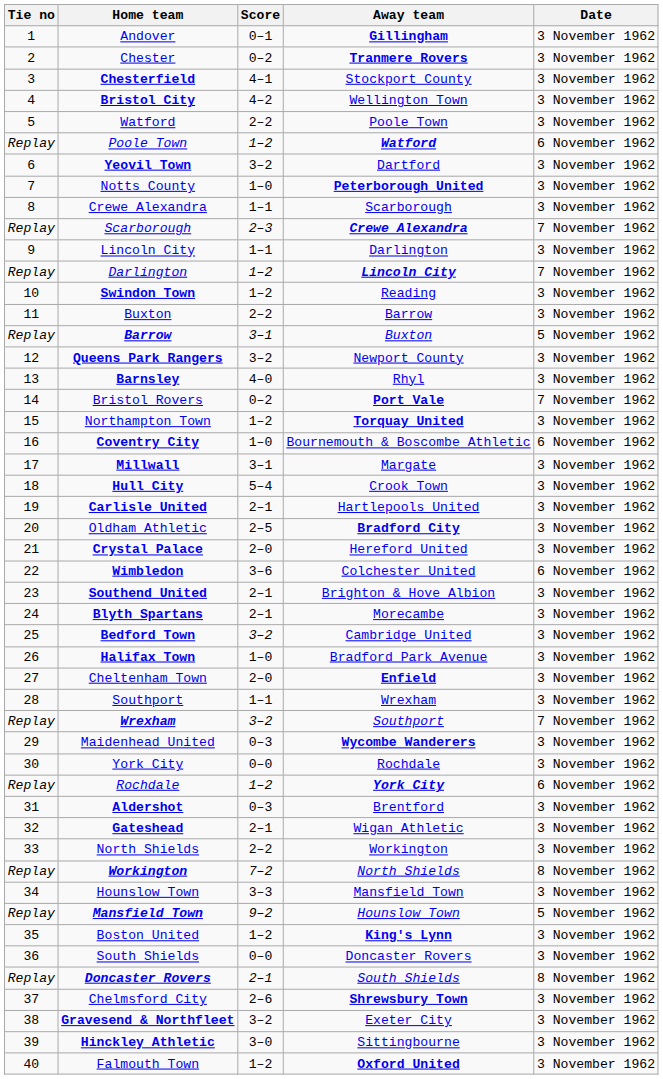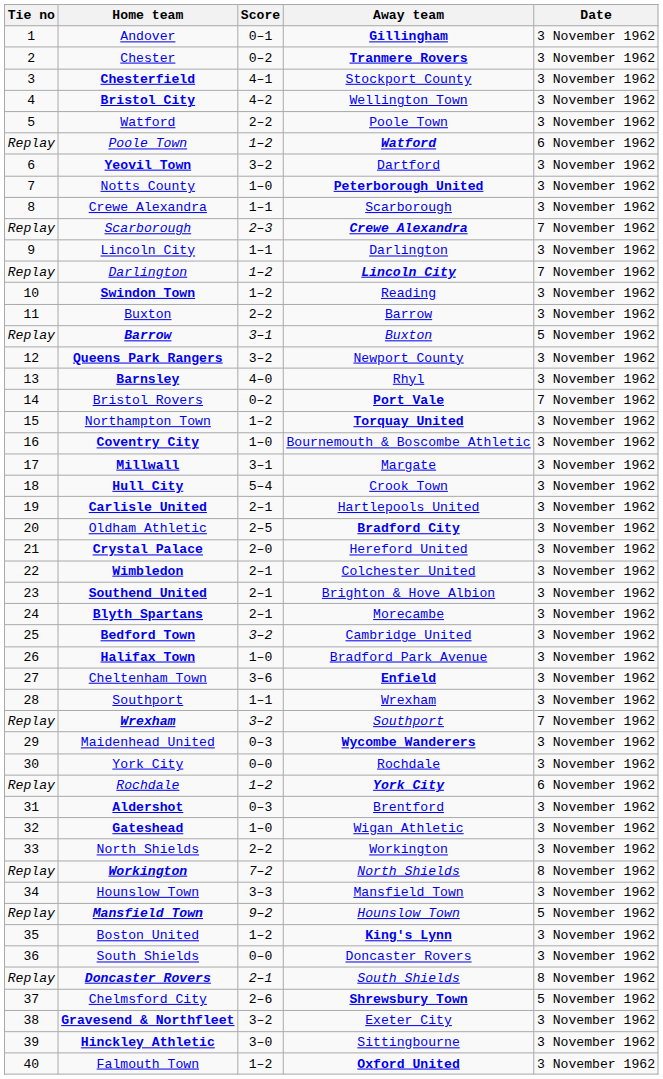(596, 443) 6 November 1962 -> (596, 443) 3 November 1962
(260, 572) 3–6 -> (260, 572) 2–1
(596, 572) 6 November 1962 -> (596, 572) 3 November 1962
(260, 679) 2–0 -> (260, 679) 3–6
(260, 828) 2–1 -> (260, 828) 1–0
(596, 1000) 3 November 1962 -> (596, 1000) 5 November 1962
